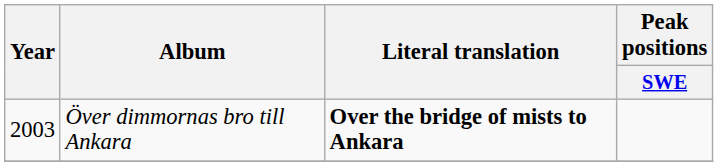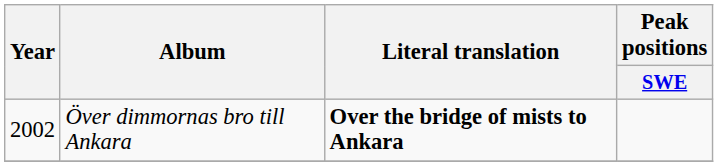(32, 129) 2003 -> (32, 129) 2002
